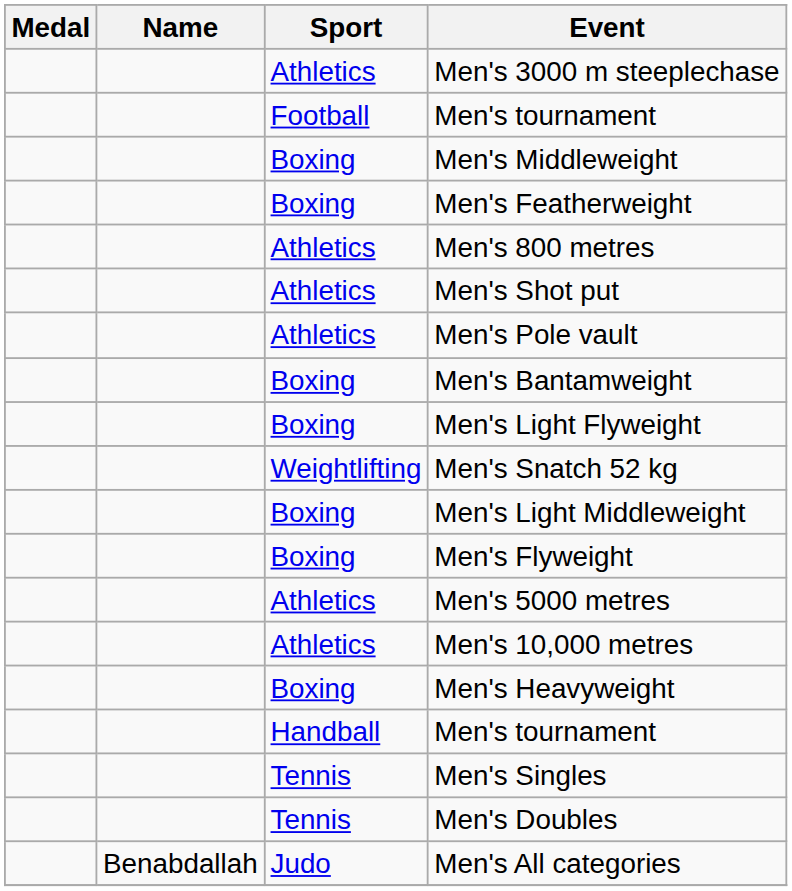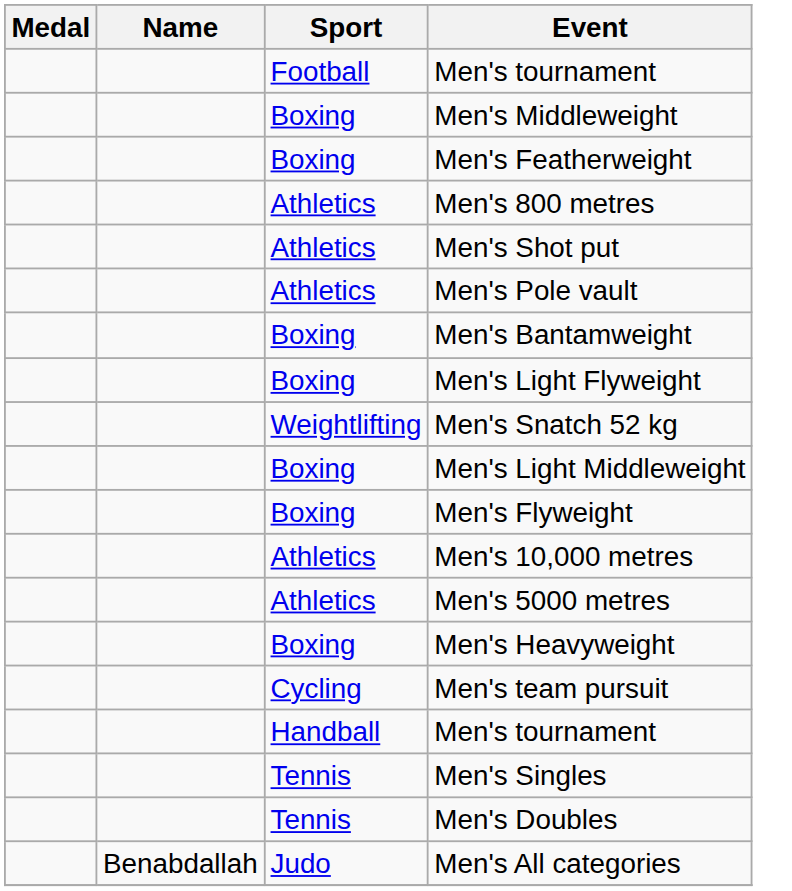- row: (323, 71)
rows swapped: (323, 600) <-> (323, 644)
+ row: (316, 688)
